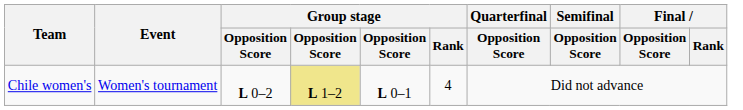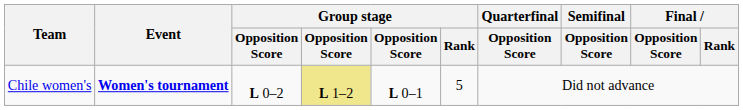(158, 85) normal -> (163, 85) bold
(448, 85) 4 -> (459, 85) 5
